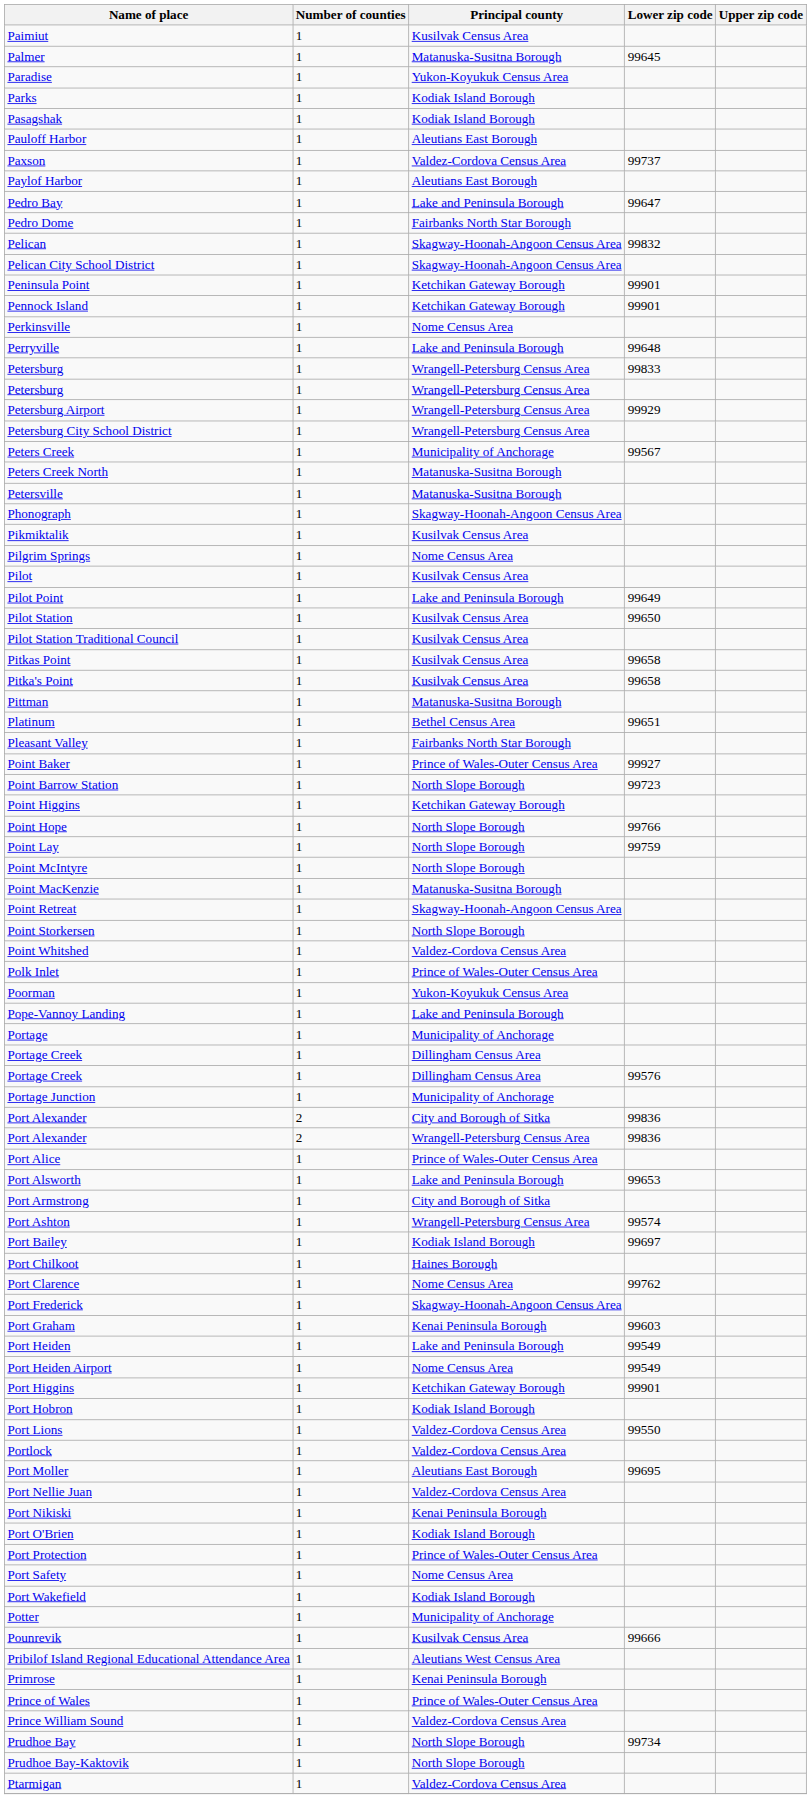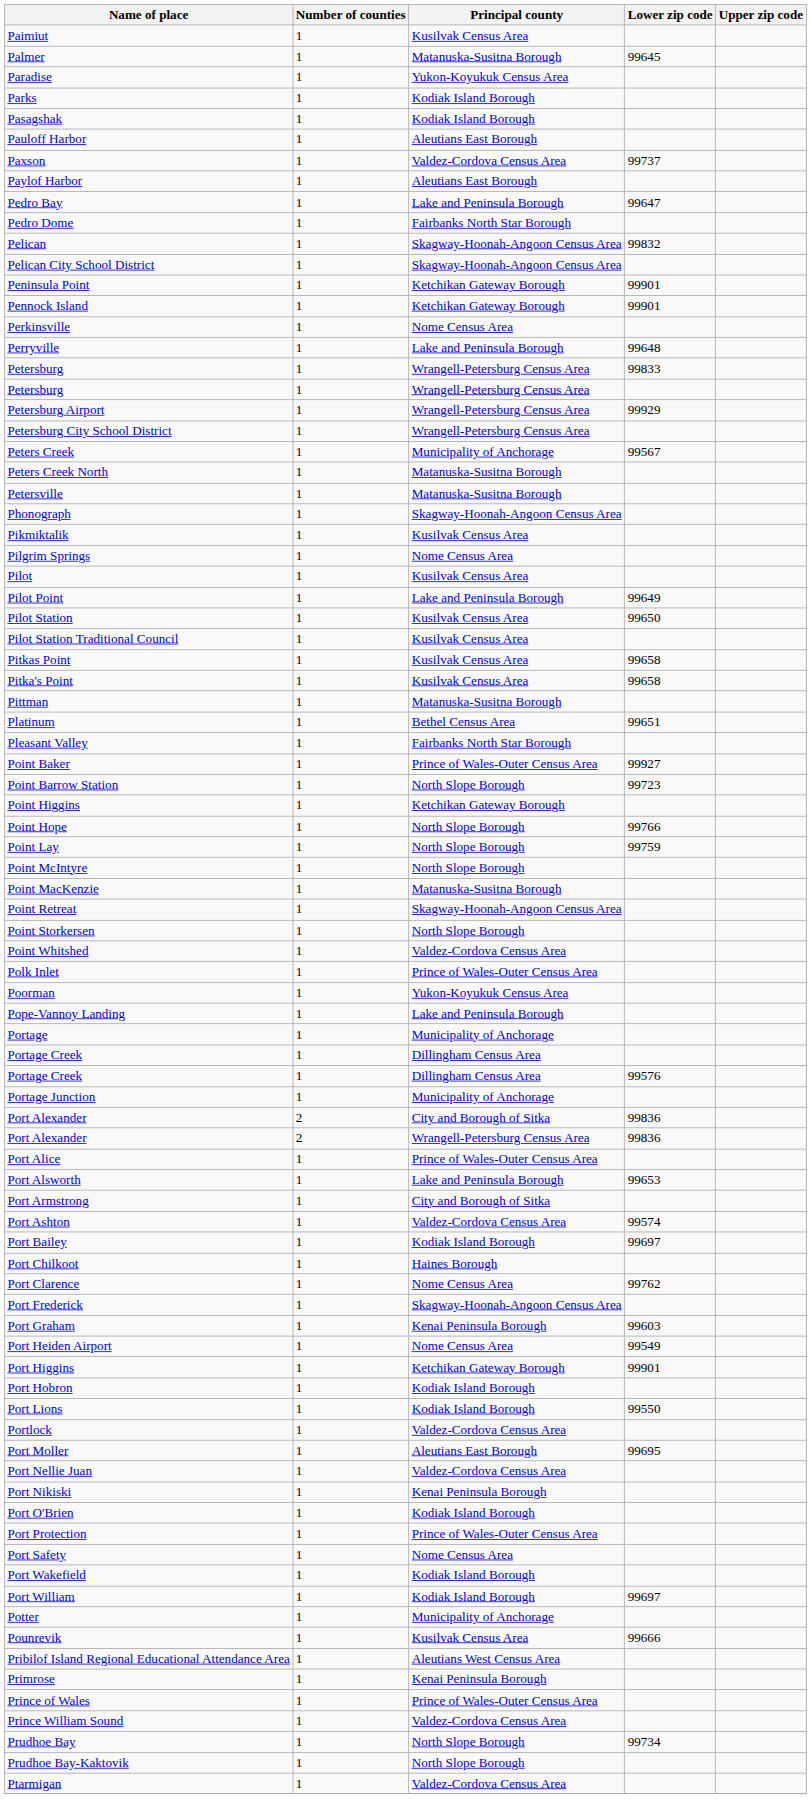(501, 1221) Wrangell-Petersburg Census Area -> (489, 1221) Valdez-Cordova Census Area
- row: (39, 1346)
(489, 1429) Valdez-Cordova Census Area -> (473, 1409) Kodiak Island Borough
+ row: (41, 1596)
